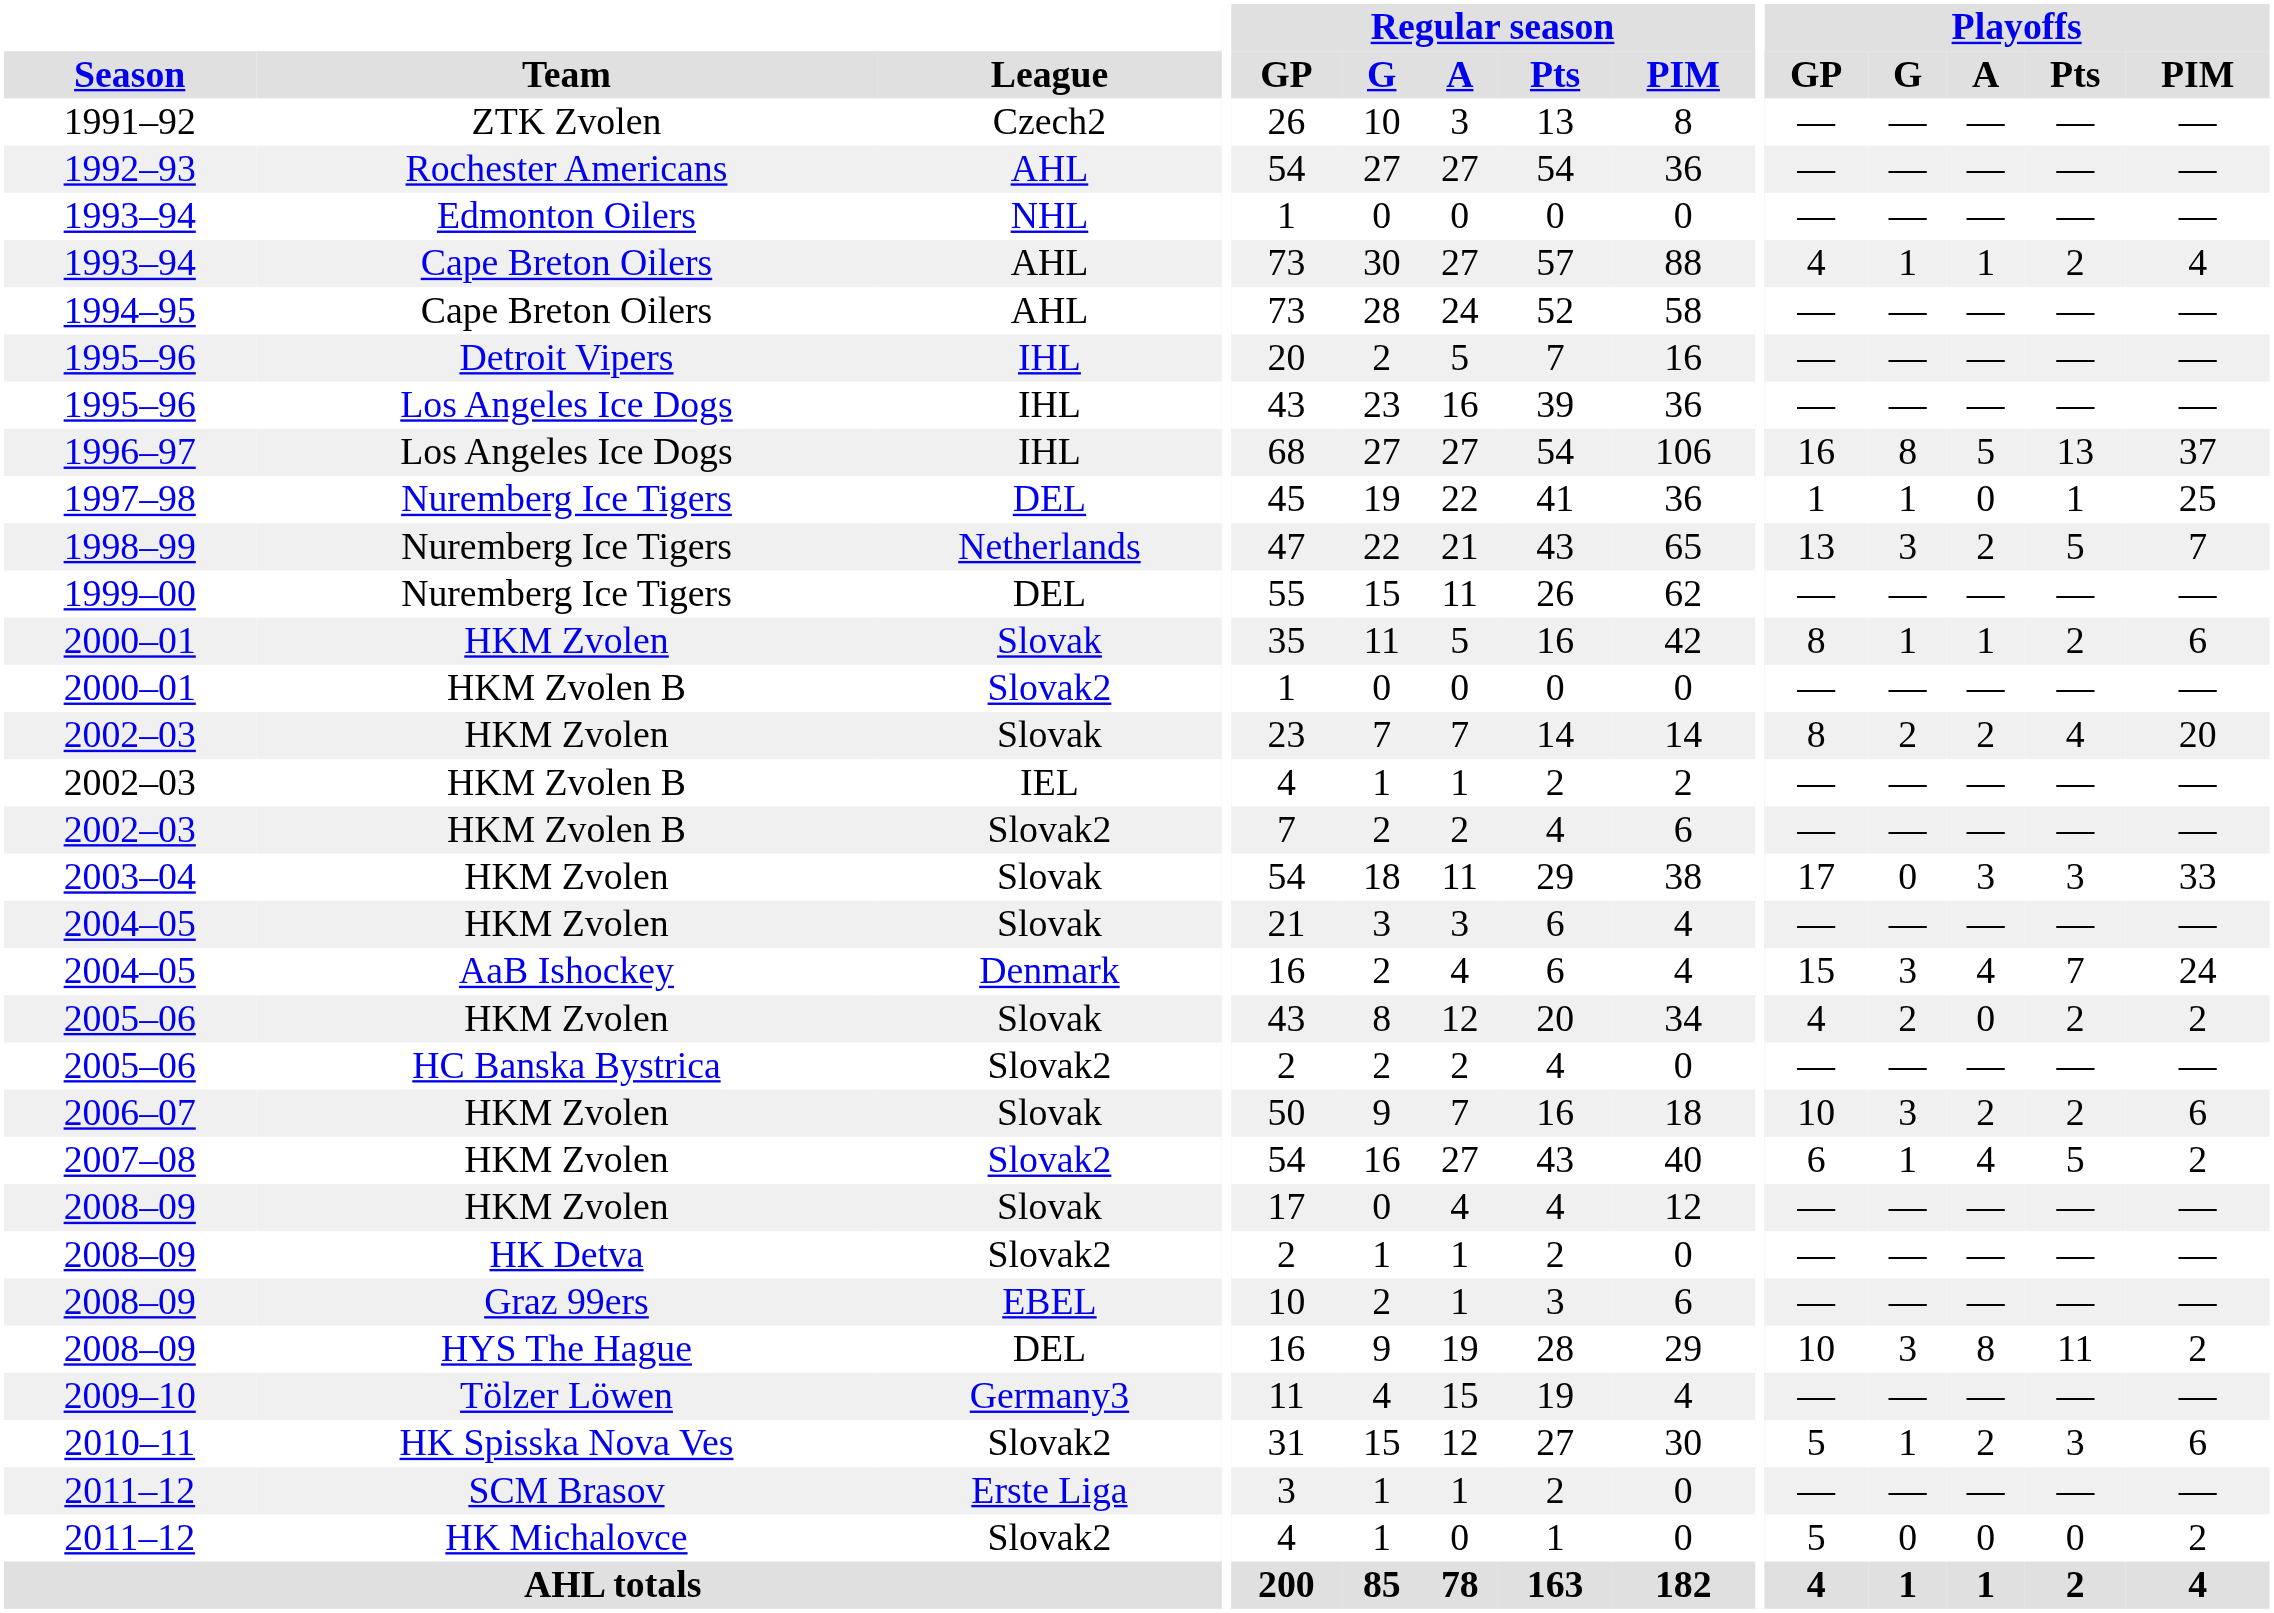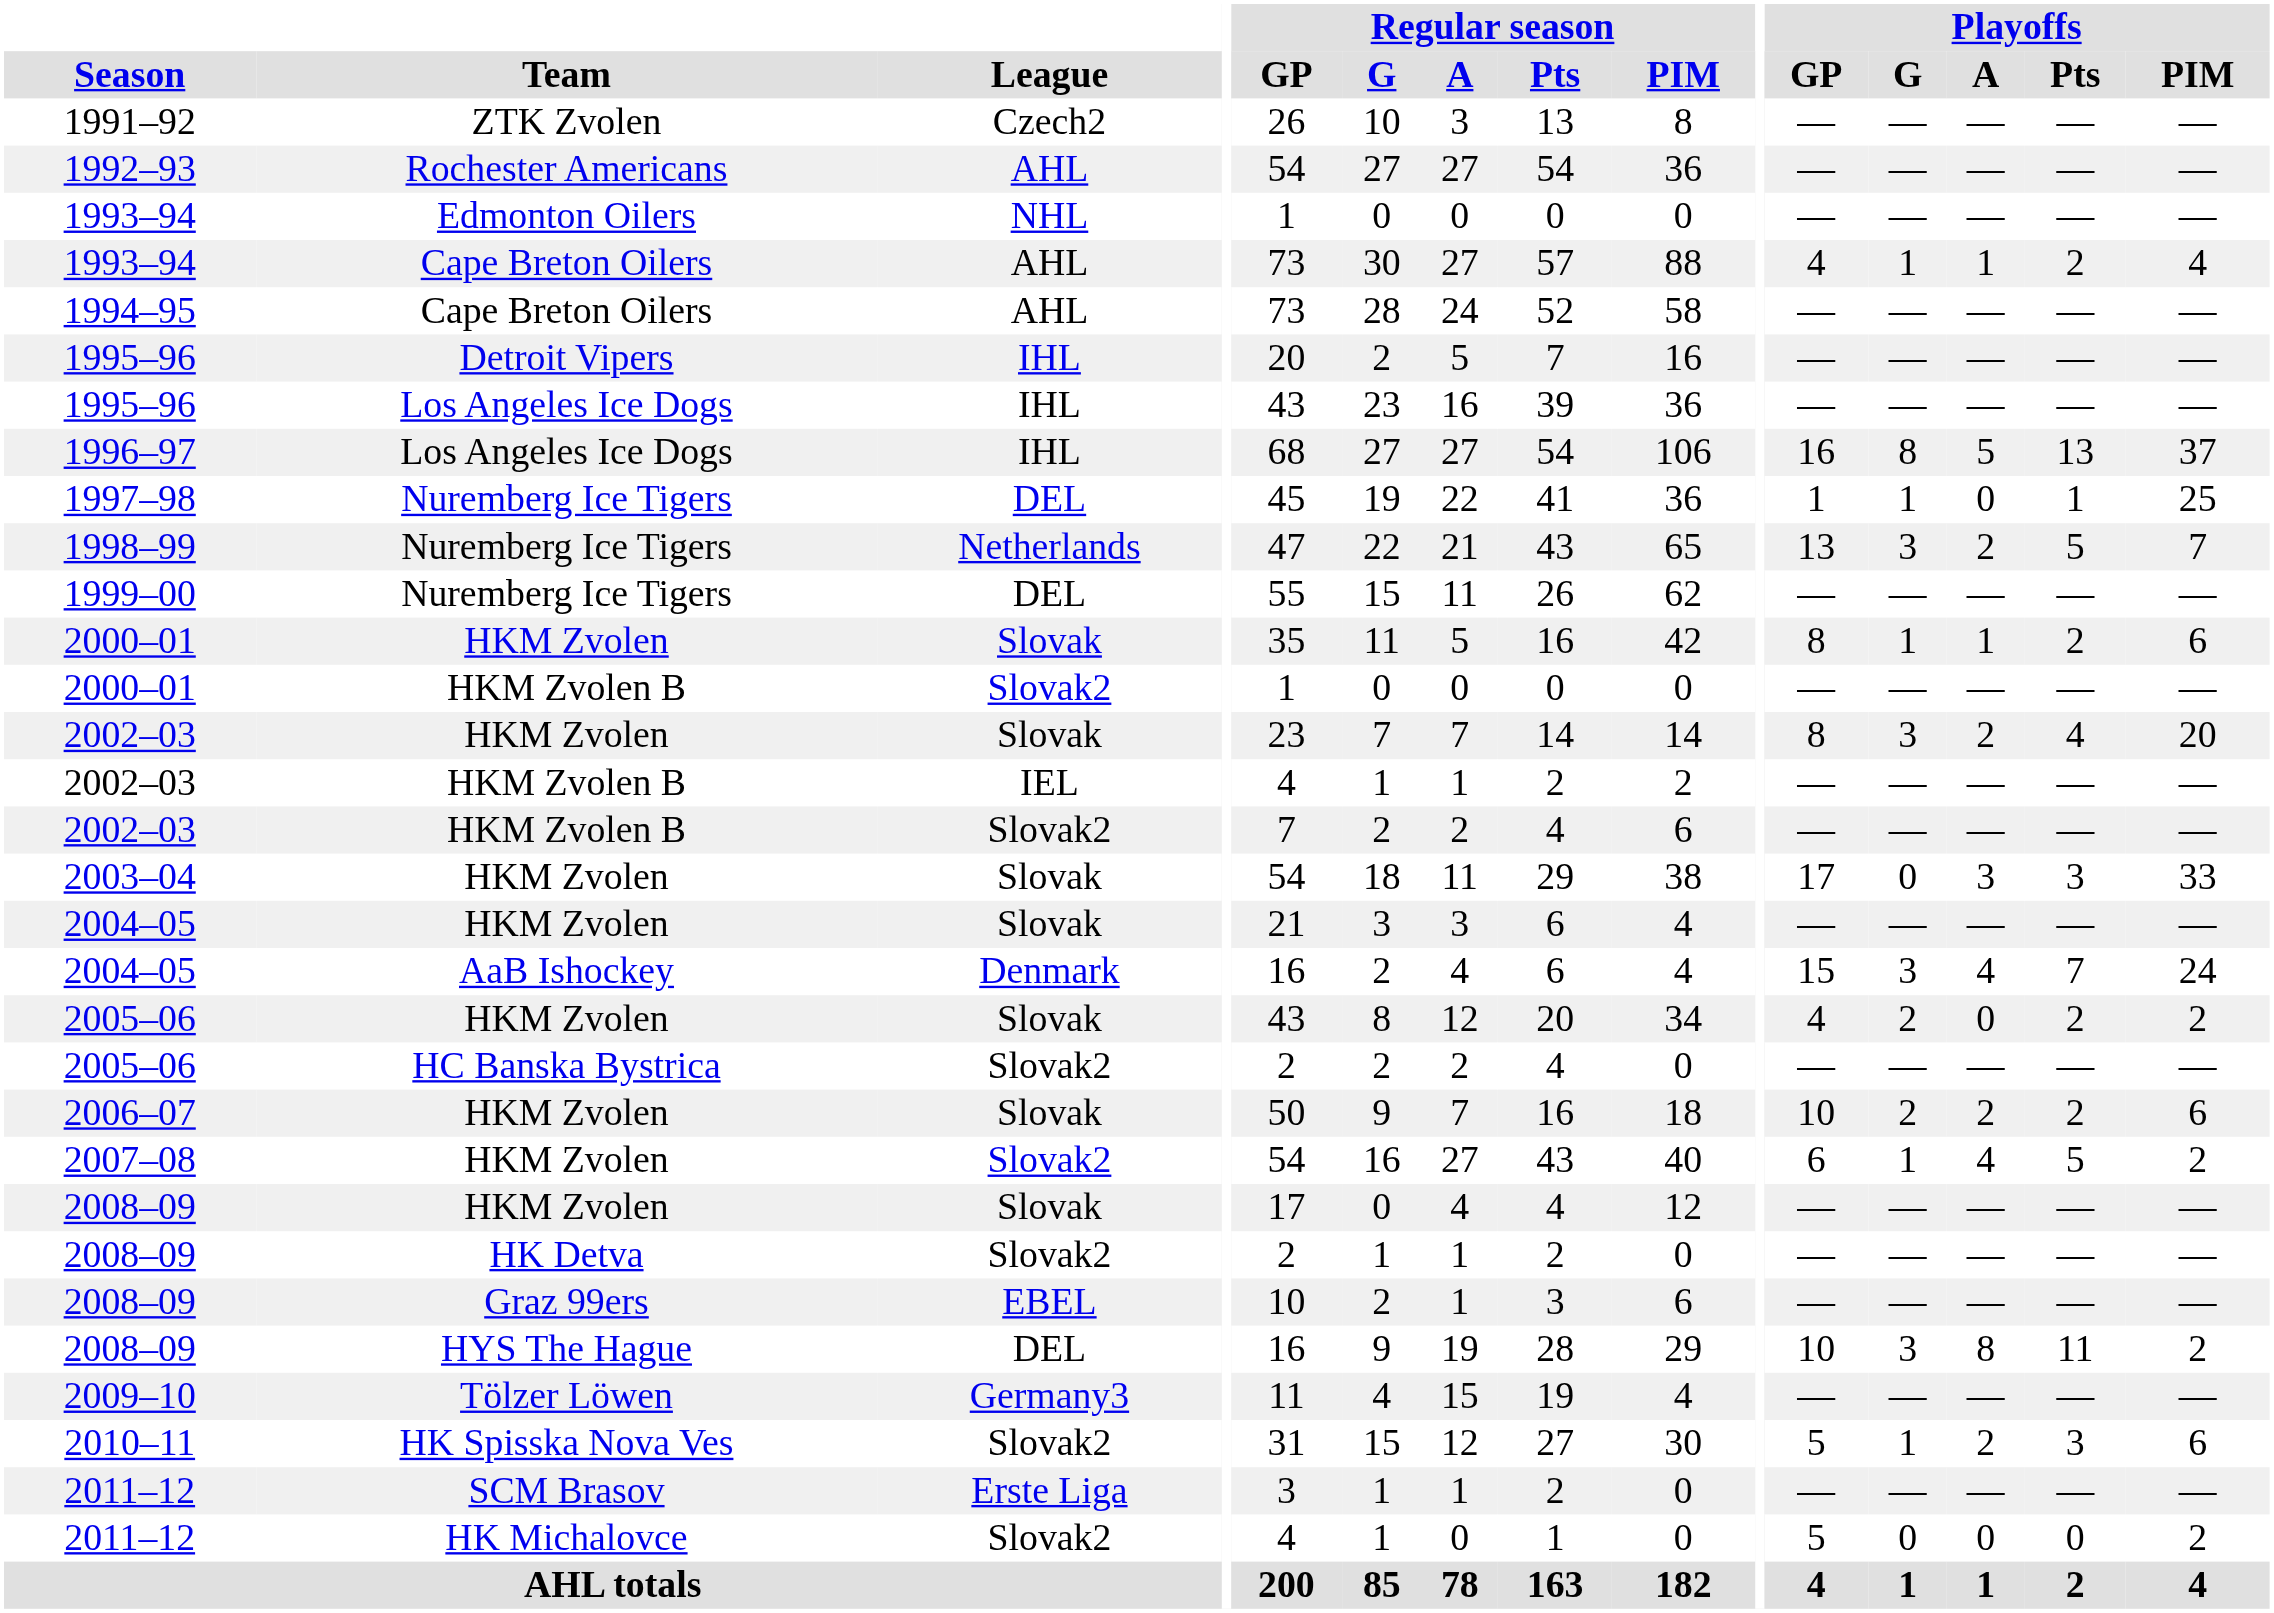(1908, 734) 2 -> (1908, 734) 3
(1908, 1112) 3 -> (1908, 1112) 2
